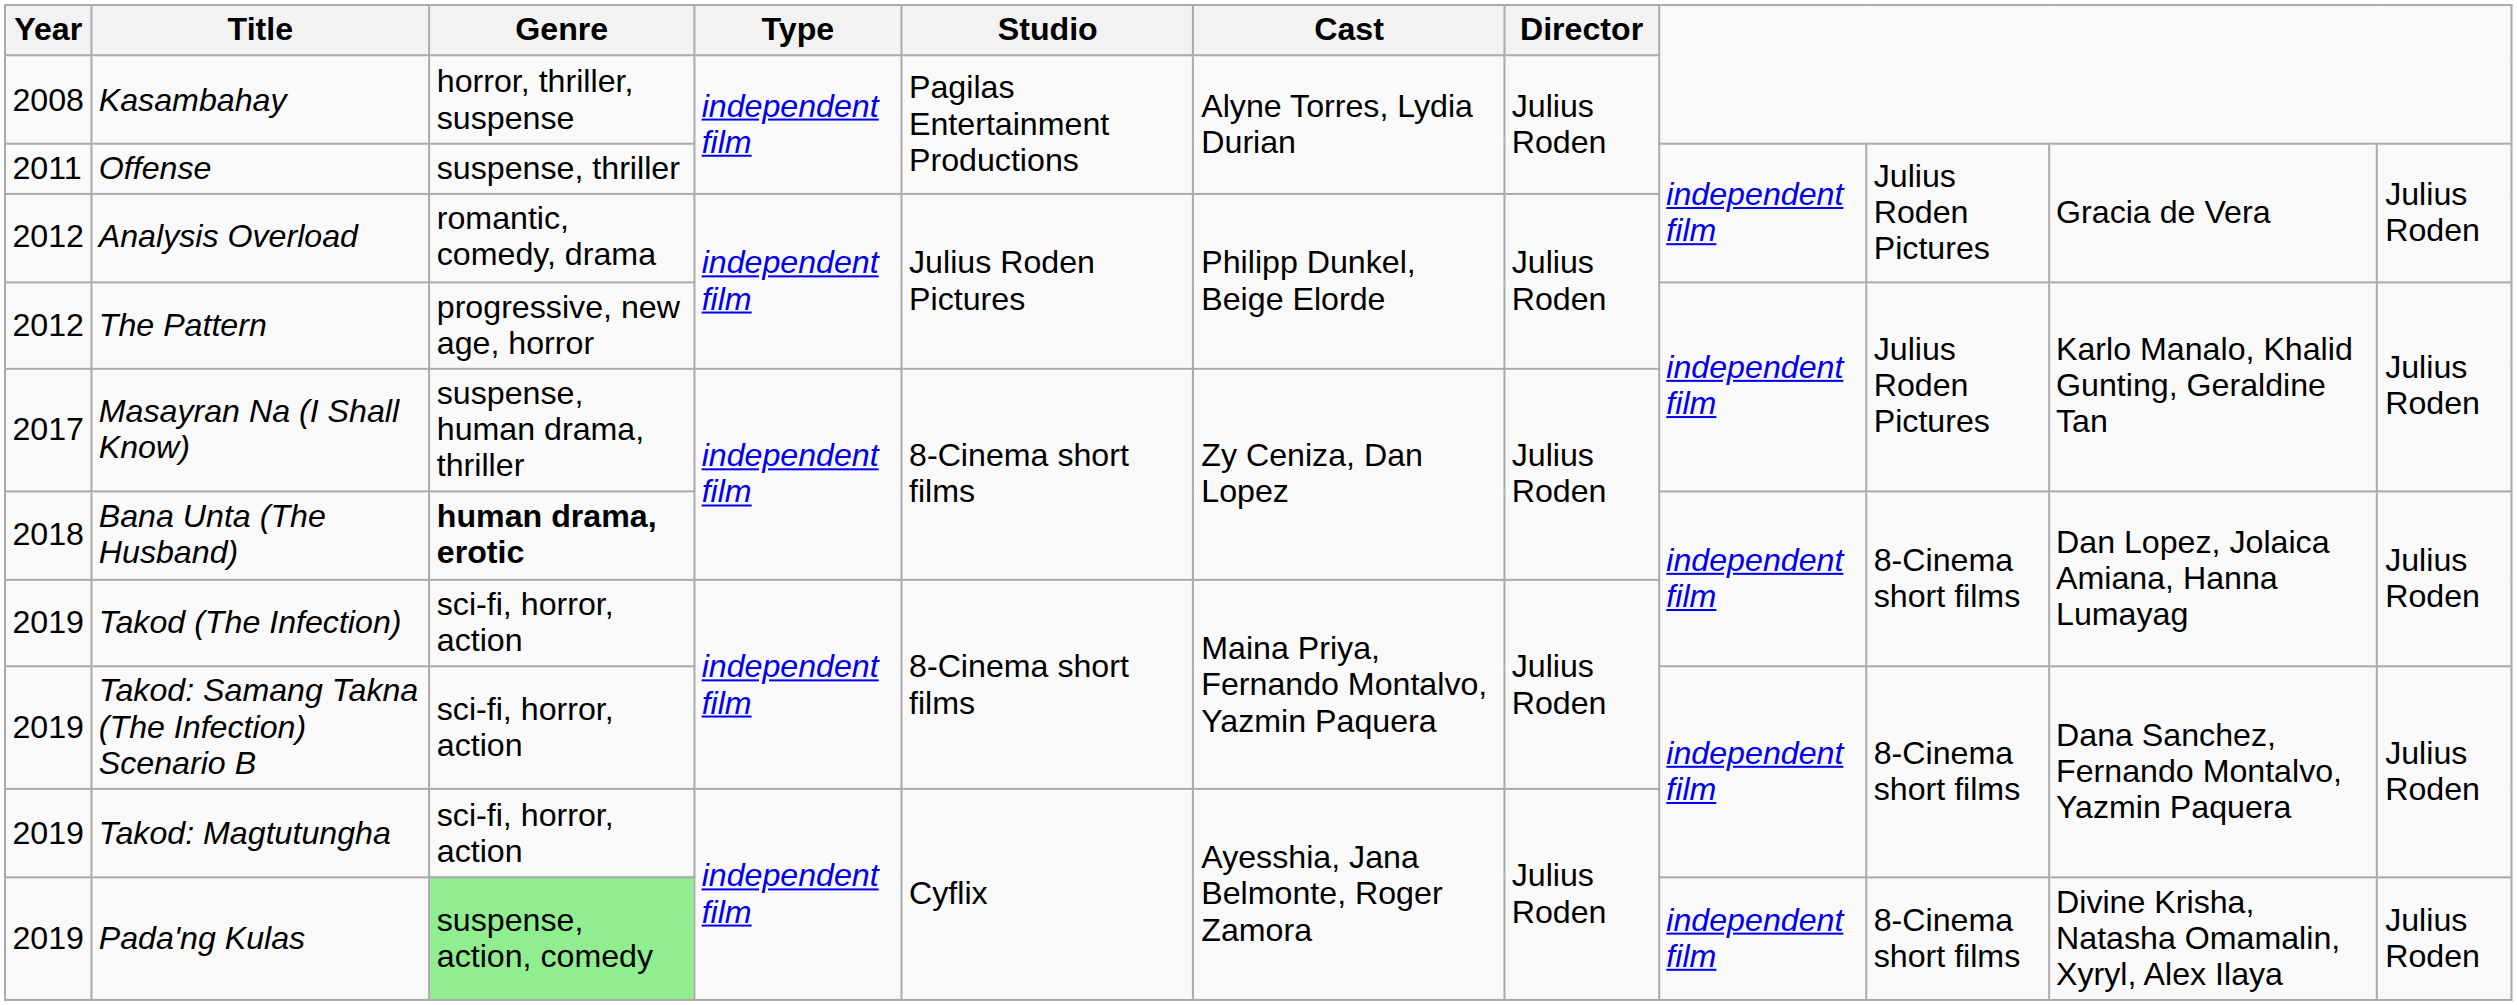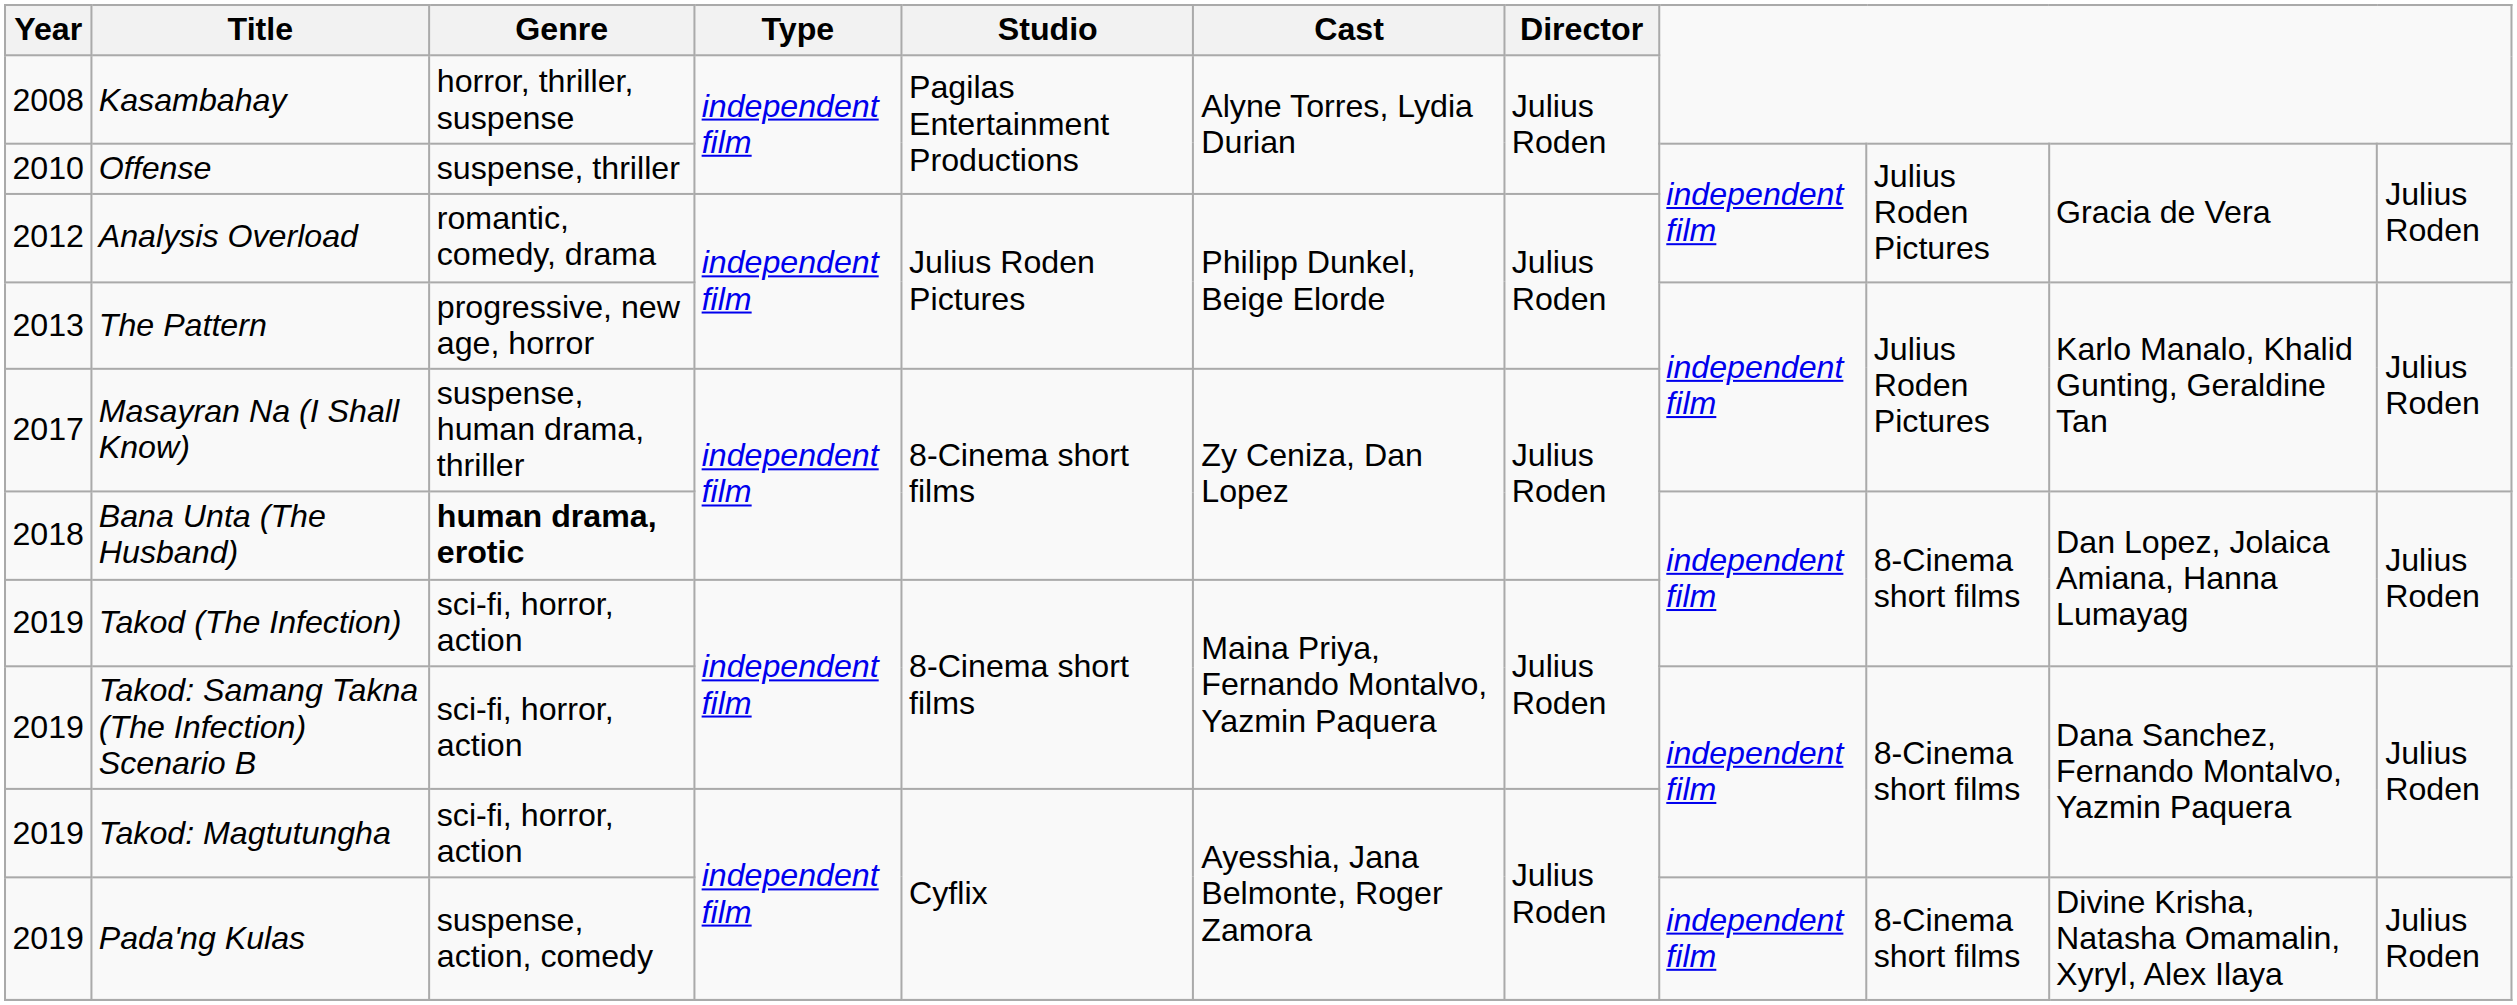(47, 168) 2011 -> (48, 168) 2010
(48, 324) 2012 -> (48, 324) 2013
(545, 938) lightgreen background -> (545, 938) no background
